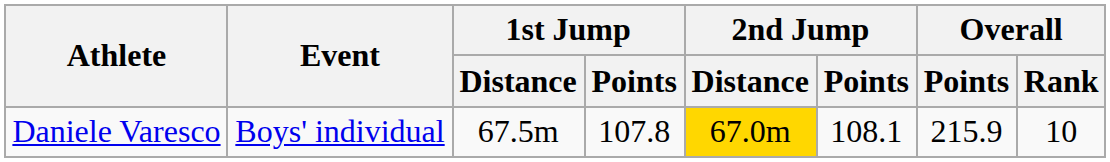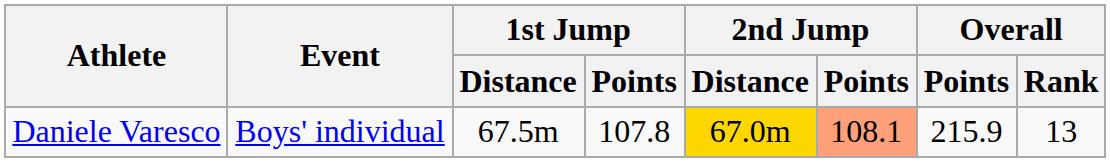(866, 131) no background -> (866, 131) lightsalmon background
(1061, 131) 10 -> (1061, 131) 13
